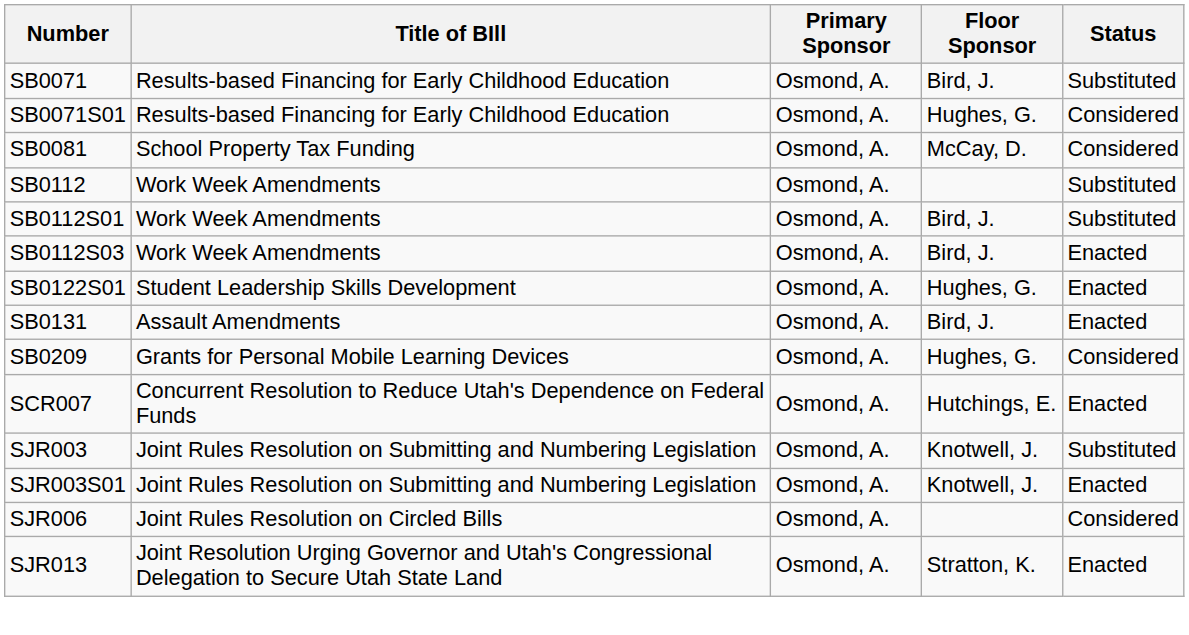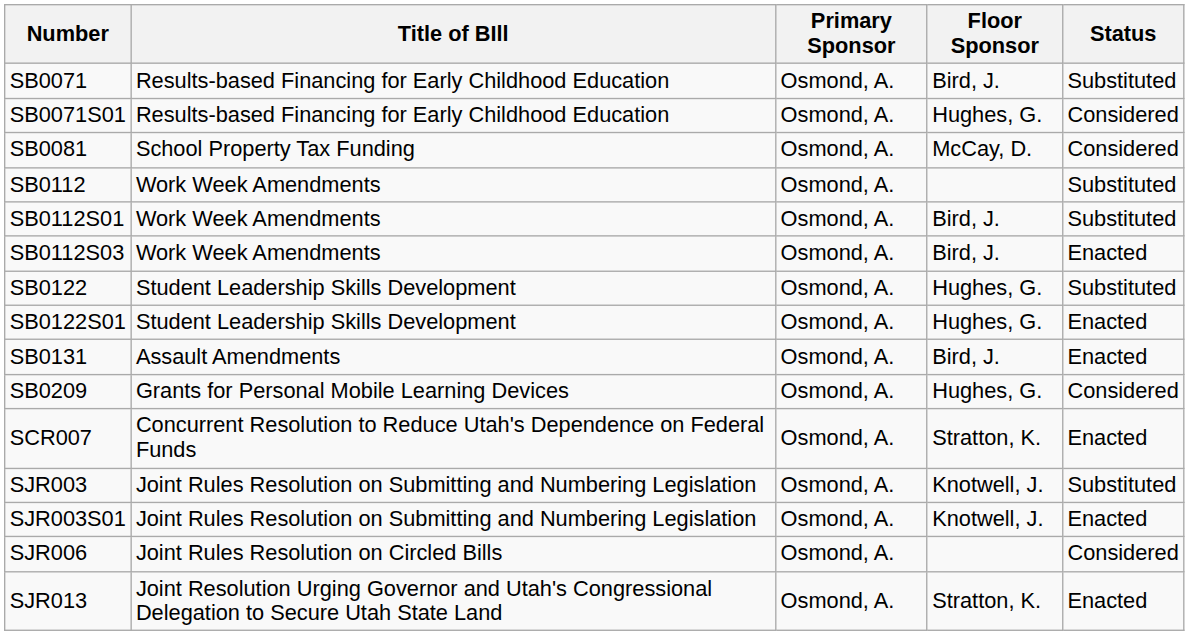+ row: (48, 287)
(992, 403) Hutchings, E. -> (987, 438) Stratton, K.
